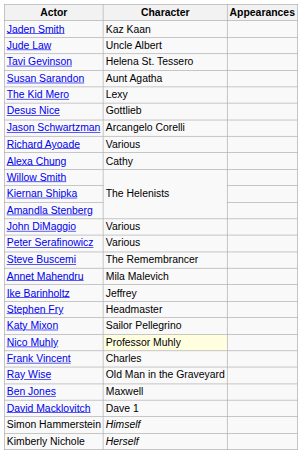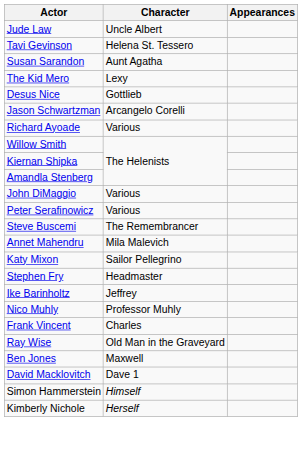- row: (36, 29)
- row: (36, 161)
rows swapped: (38, 293) <-> (32, 326)
(143, 342) lightyellow background -> (143, 309) no background
